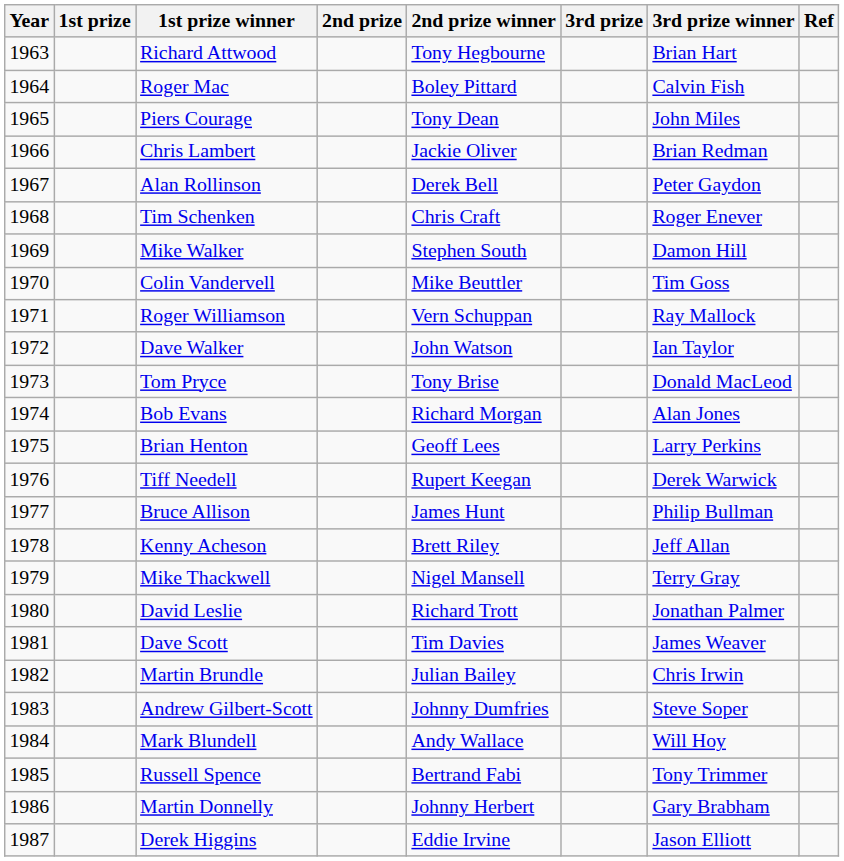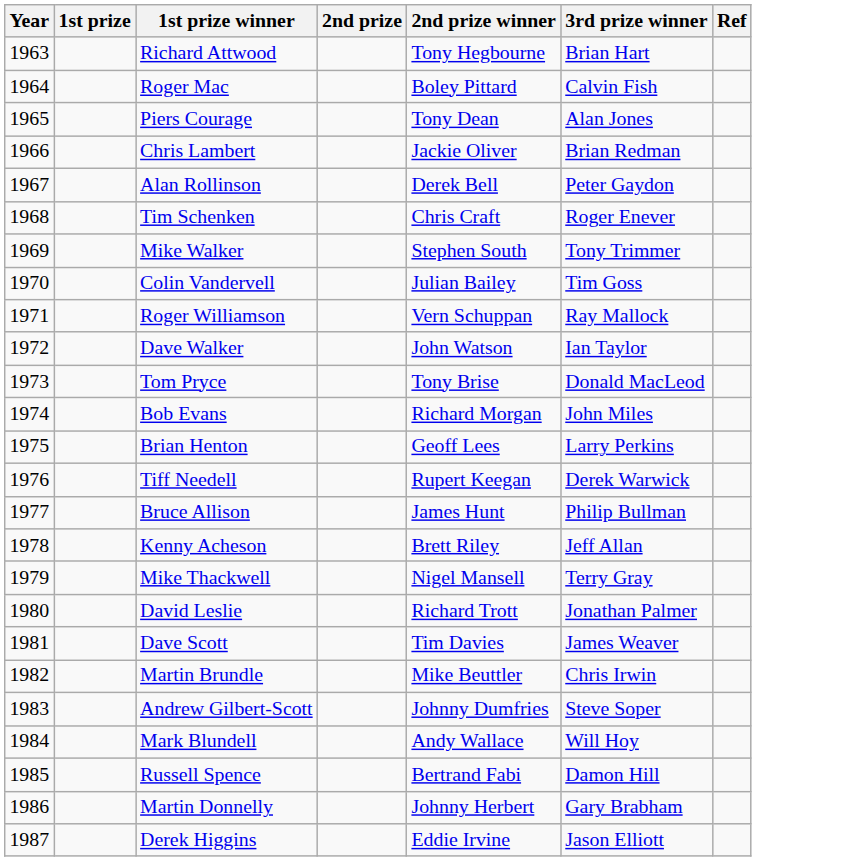- column: (604, 20)
(696, 118) John Miles -> (609, 118) Alan Jones
(700, 249) Damon Hill -> (623, 249) Tony Trimmer
(467, 282) Mike Beuttler -> (464, 282) Julian Bailey
(696, 413) Alan Jones -> (609, 413) John Miles
(464, 675) Julian Bailey -> (467, 675) Mike Beuttler
(710, 773) Tony Trimmer -> (612, 773) Damon Hill
